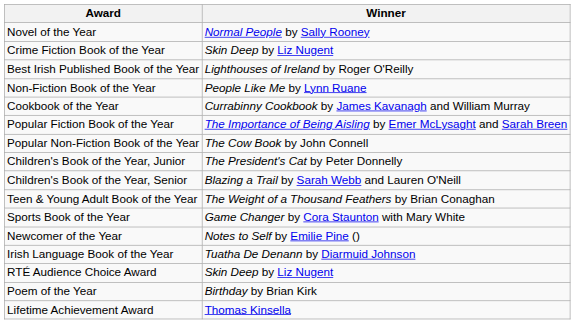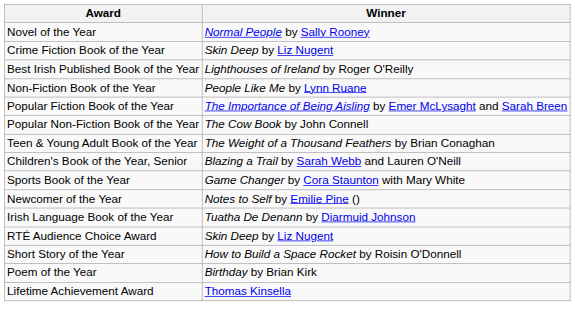- row: (63, 106)
- row: (96, 161)
rows swapped: (97, 180) <-> (102, 198)
+ row: (66, 254)
